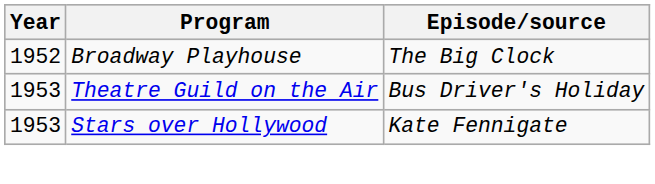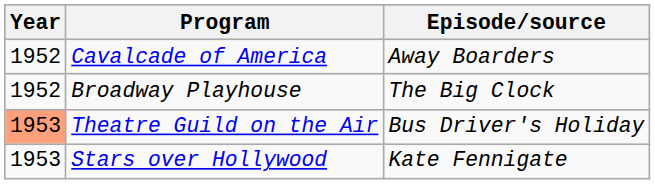+ row: (199, 57)
(35, 92) no background -> (35, 126) lightsalmon background
